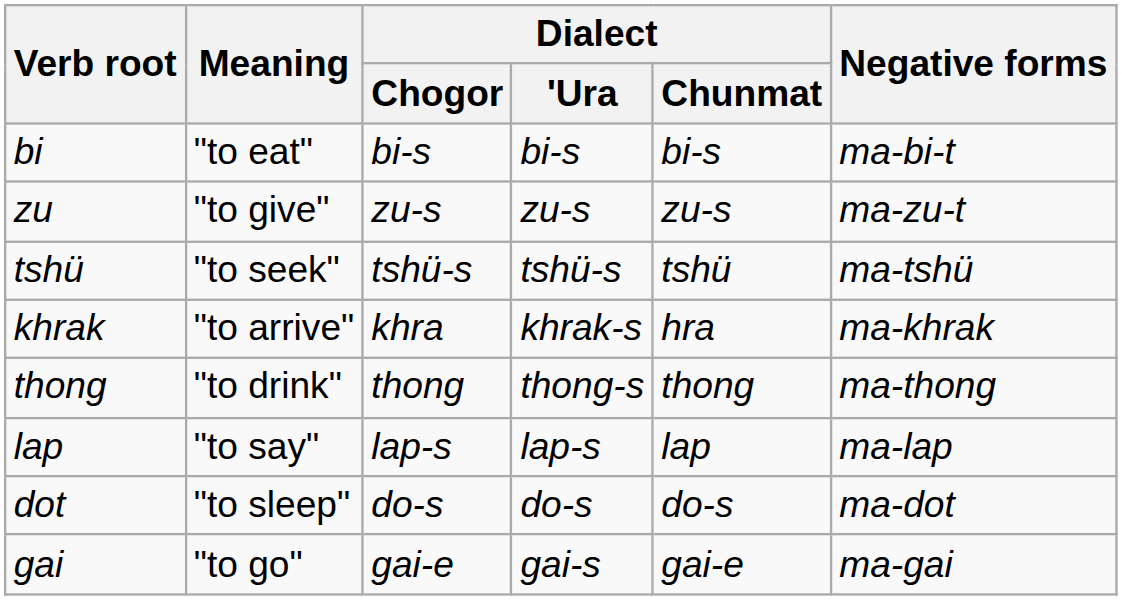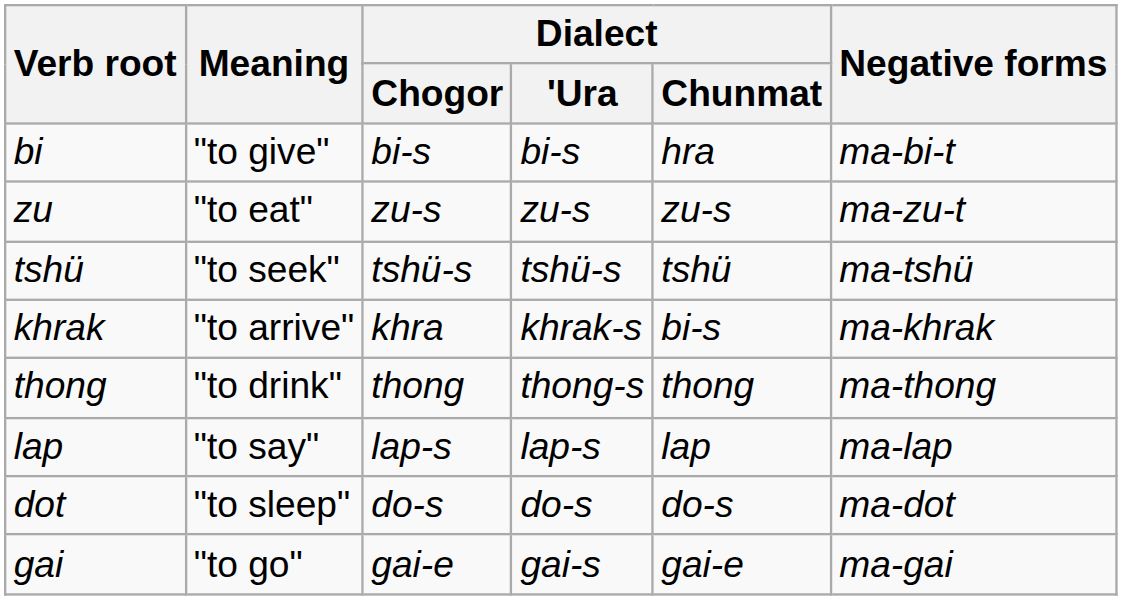(253, 151) "to eat" -> (262, 151) "to give"
(691, 151) bi-s -> (688, 151) hra
(262, 210) "to give" -> (253, 210) "to eat"
(688, 328) hra -> (691, 328) bi-s
